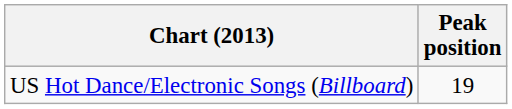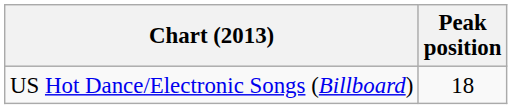(463, 84) 19 -> (463, 84) 18
